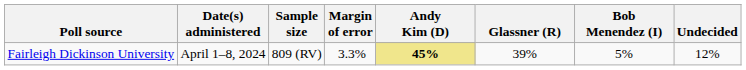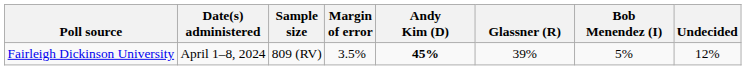(350, 53) 3.3% -> (350, 53) 3.5%
(425, 53) khaki background -> (425, 53) no background
